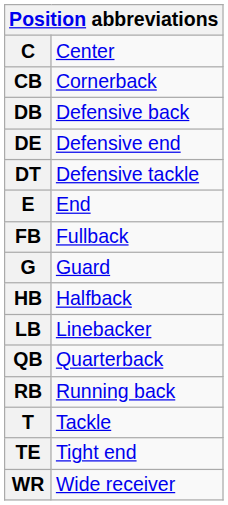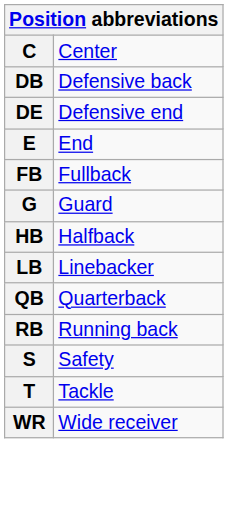- row: (28, 81)
- row: (28, 174)
+ row: (29, 360)
- row: (28, 453)
